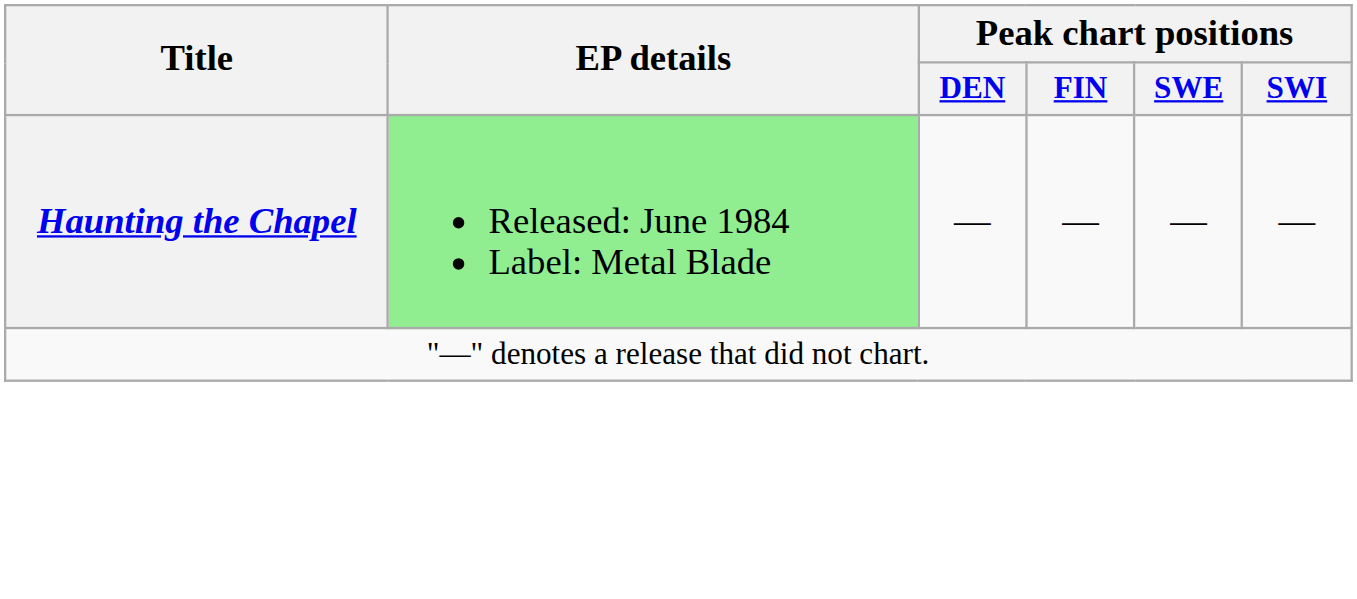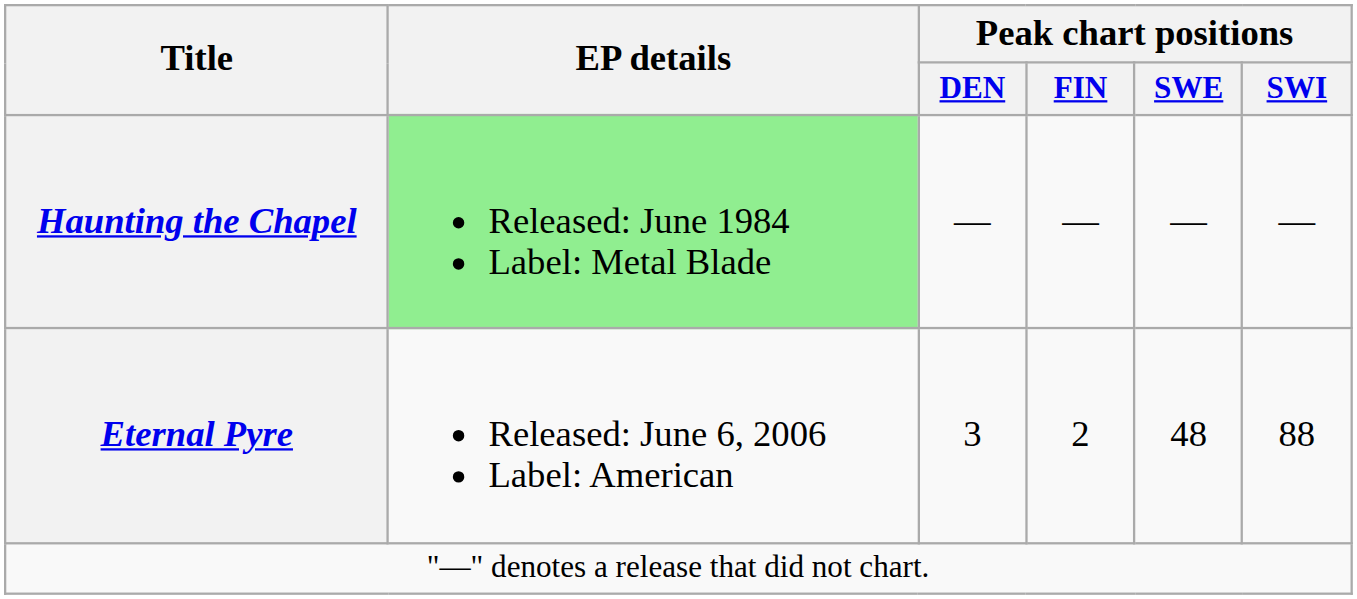+ row: (197, 434)
